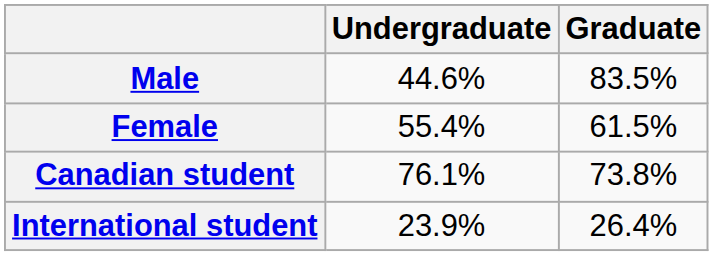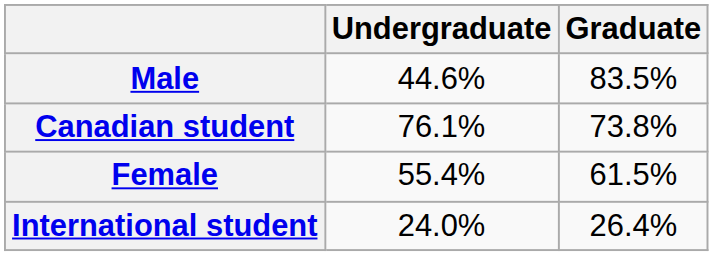rows swapped: (165, 126) <-> (165, 175)
(442, 224) 23.9% -> (442, 224) 24.0%
